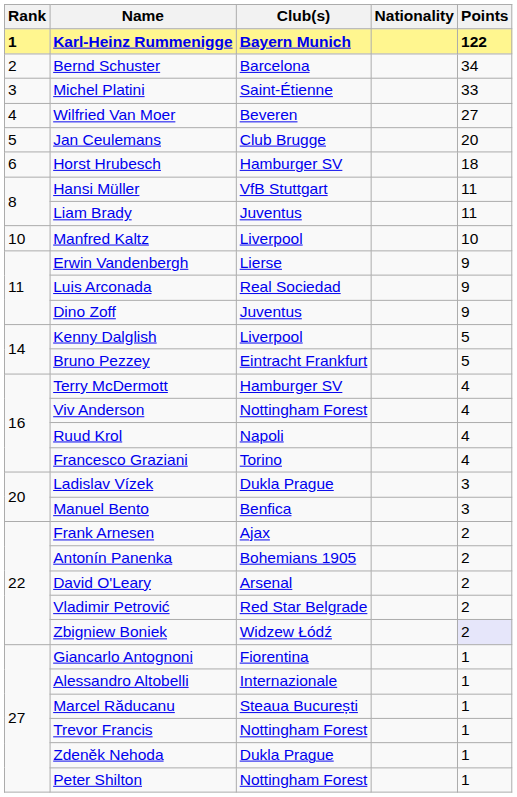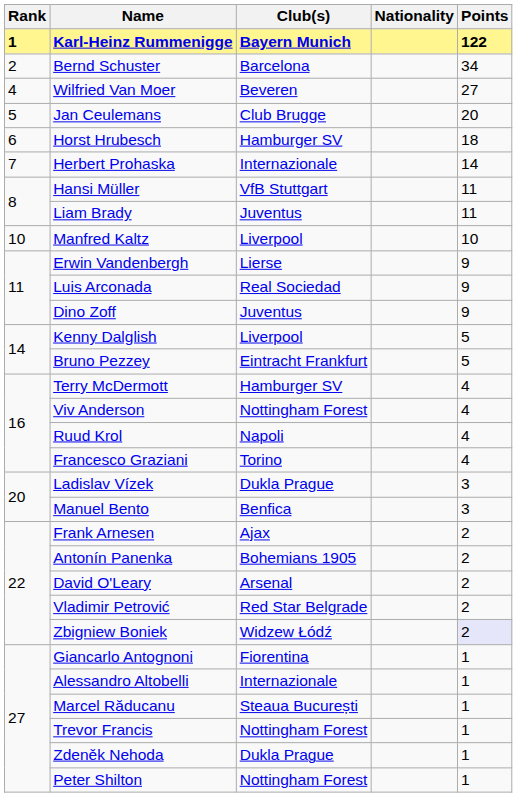- row: (99, 90)
+ row: (114, 164)
